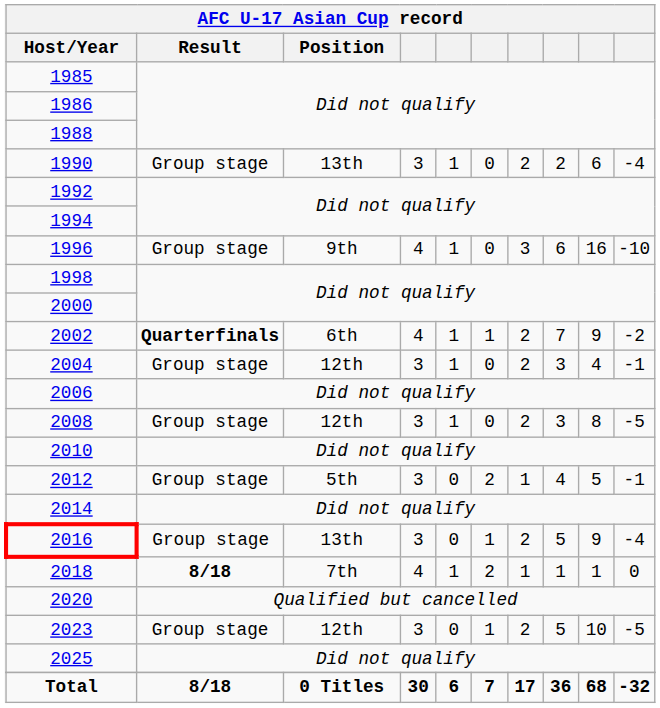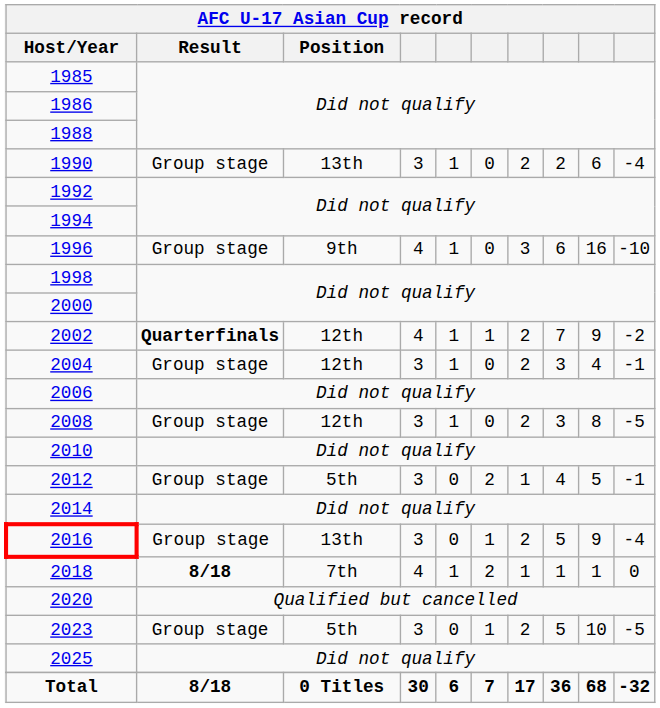(342, 336) 6th -> (342, 336) 12th
(342, 630) 12th -> (342, 630) 5th
